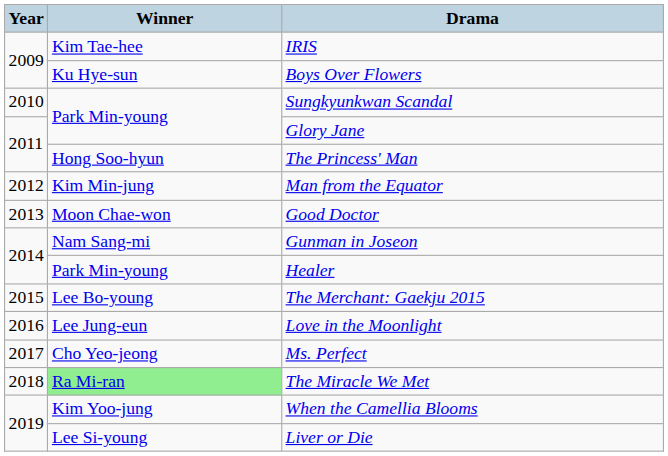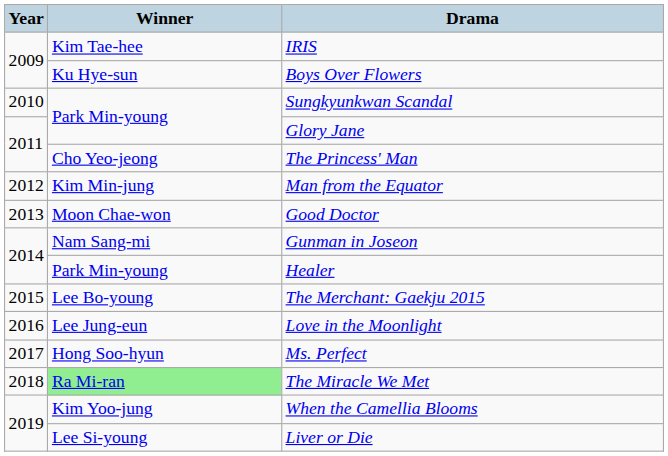(108, 158) Hong Soo-hyun -> (105, 158) Cho Yeo-jeong
(105, 353) Cho Yeo-jeong -> (108, 353) Hong Soo-hyun
